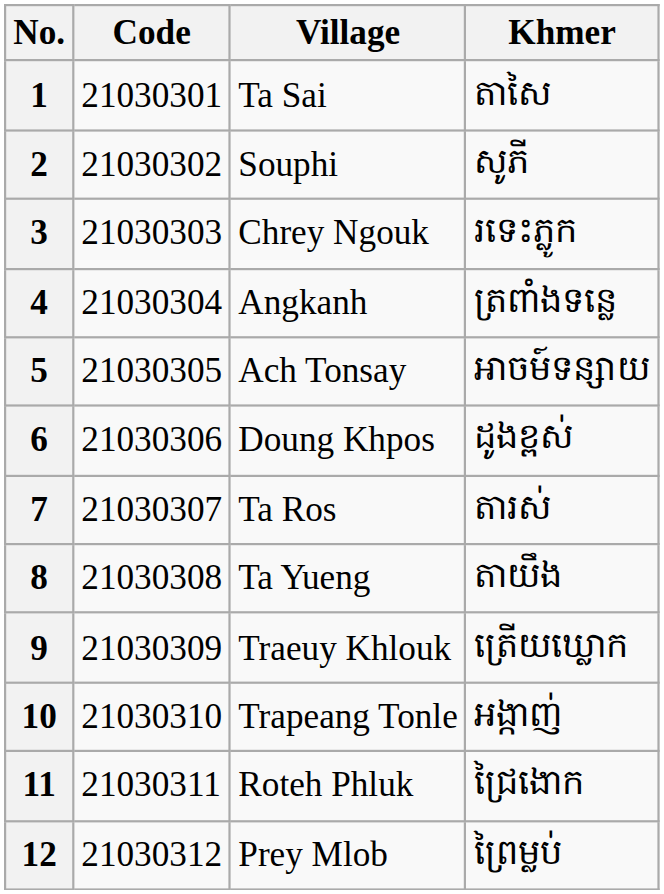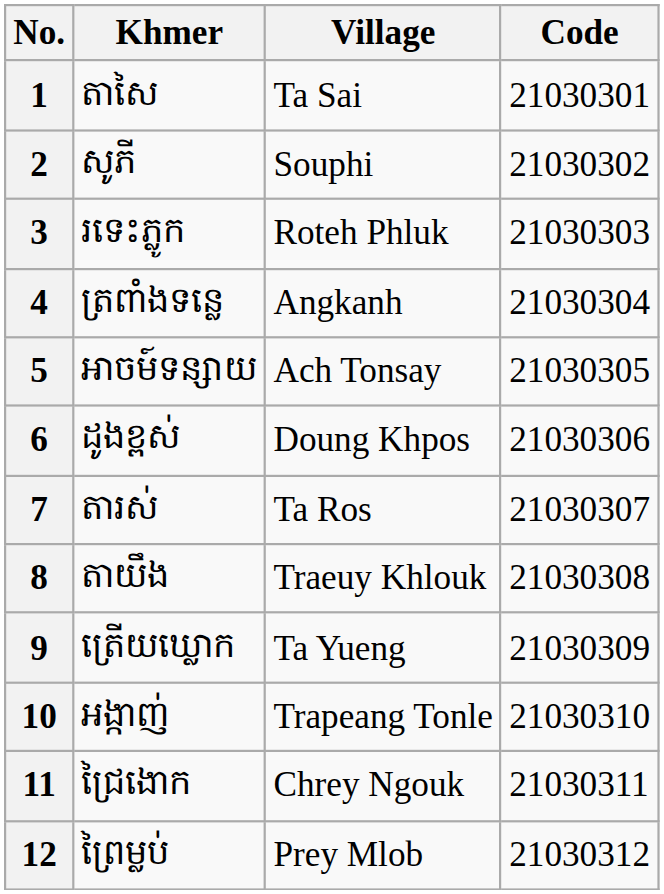columns swapped: (152, 32) <-> (562, 32)
(334, 232) Chrey Ngouk -> (361, 232) Roteh Phluk
(304, 578) Ta Yueng -> (380, 578) Traeuy Khlouk
(345, 647) Traeuy Khlouk -> (340, 647) Ta Yueng
(326, 785) Roteh Phluk -> (369, 785) Chrey Ngouk
